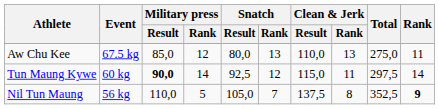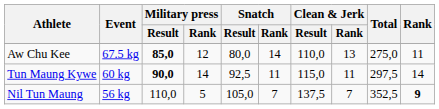(163, 54) normal -> (163, 54) bold
(275, 54) 13 -> (275, 54) 14
(275, 74) 12 -> (275, 74) 11
(349, 94) 8 -> (349, 94) 7
